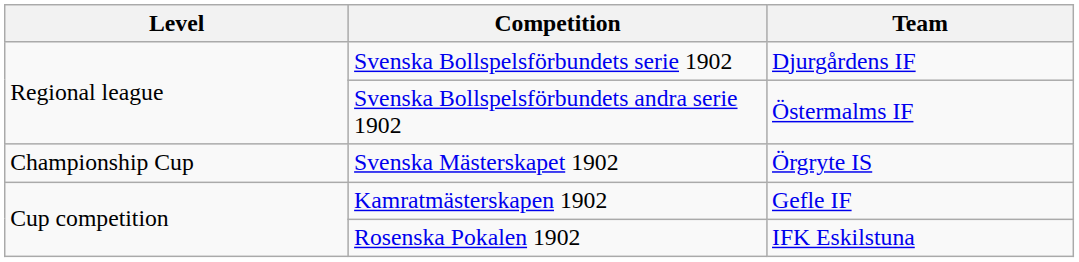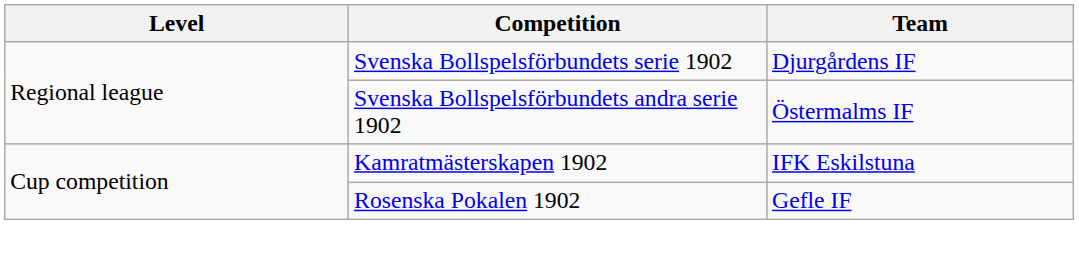- row: (486, 162)
(812, 200) Gefle IF -> (843, 162) IFK Eskilstuna
(843, 237) IFK Eskilstuna -> (812, 200) Gefle IF
